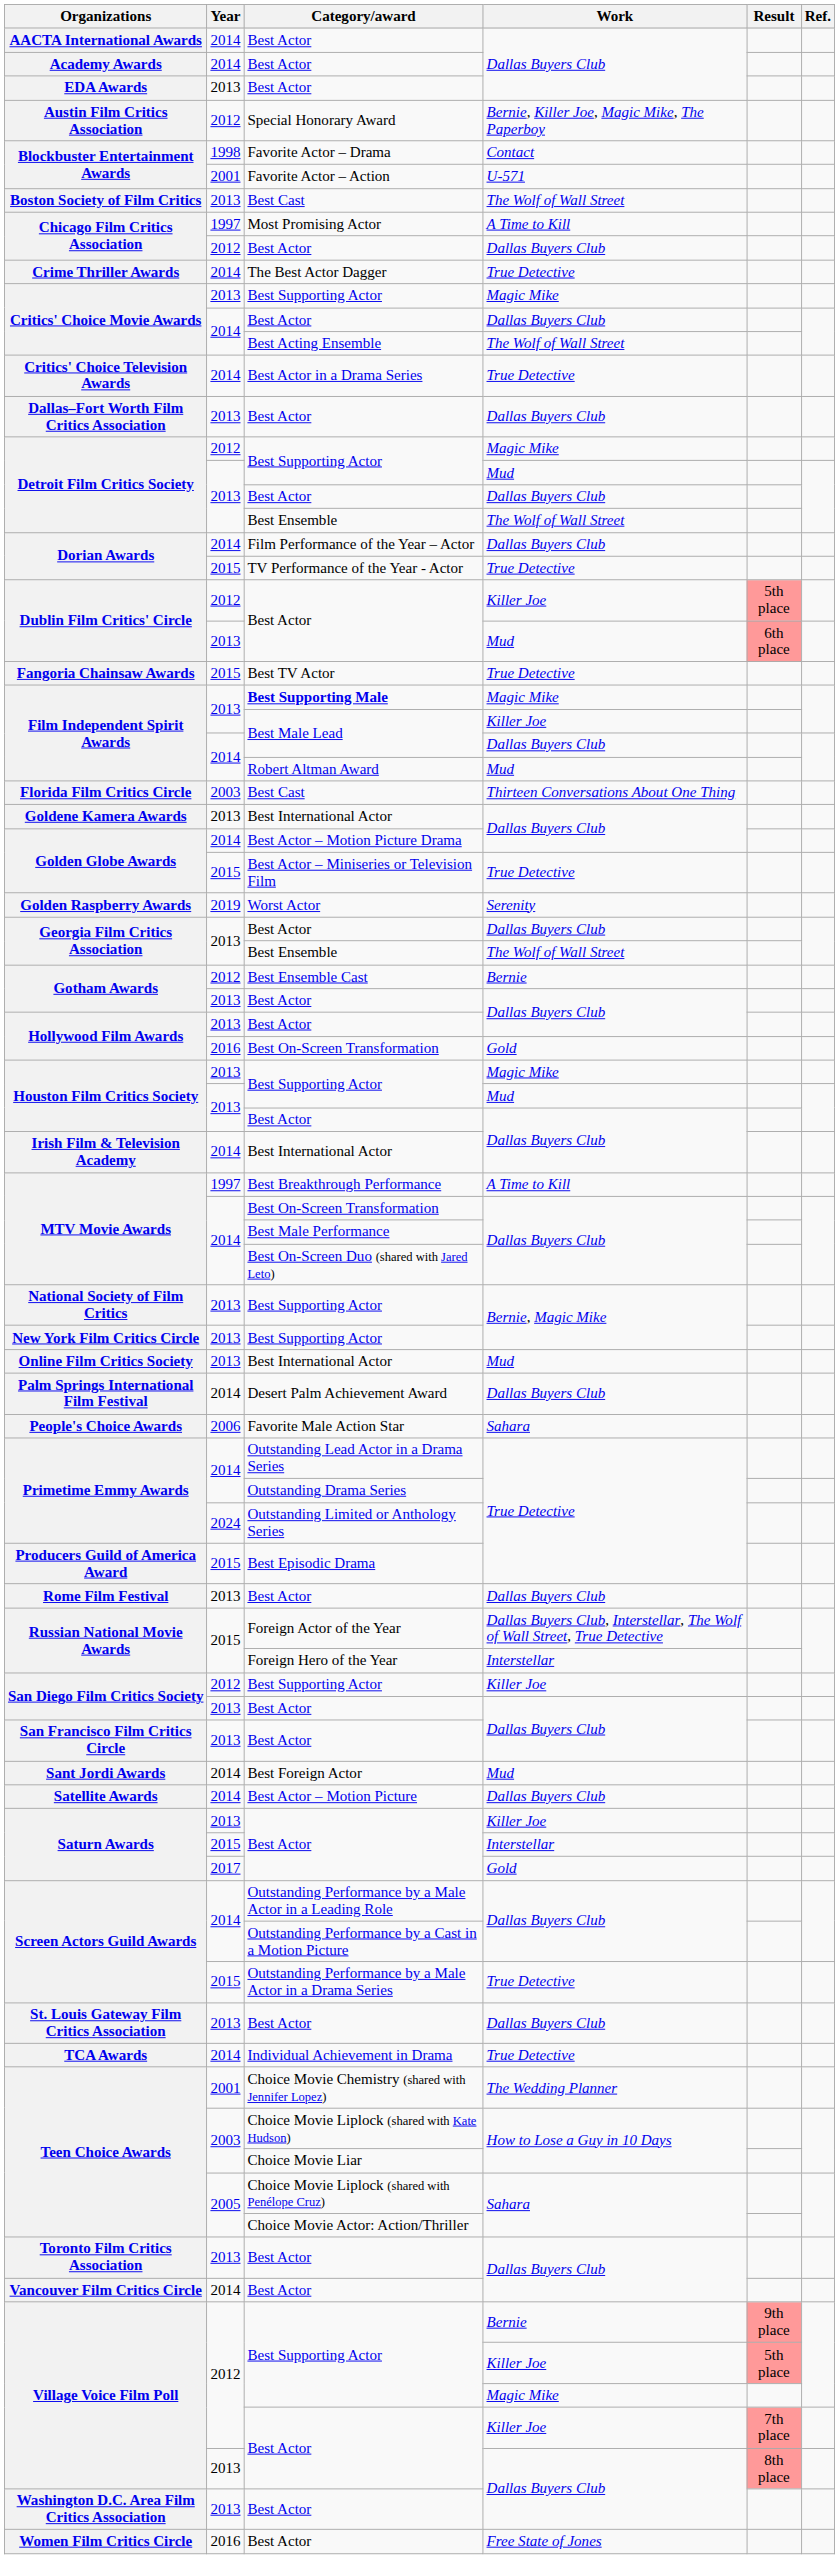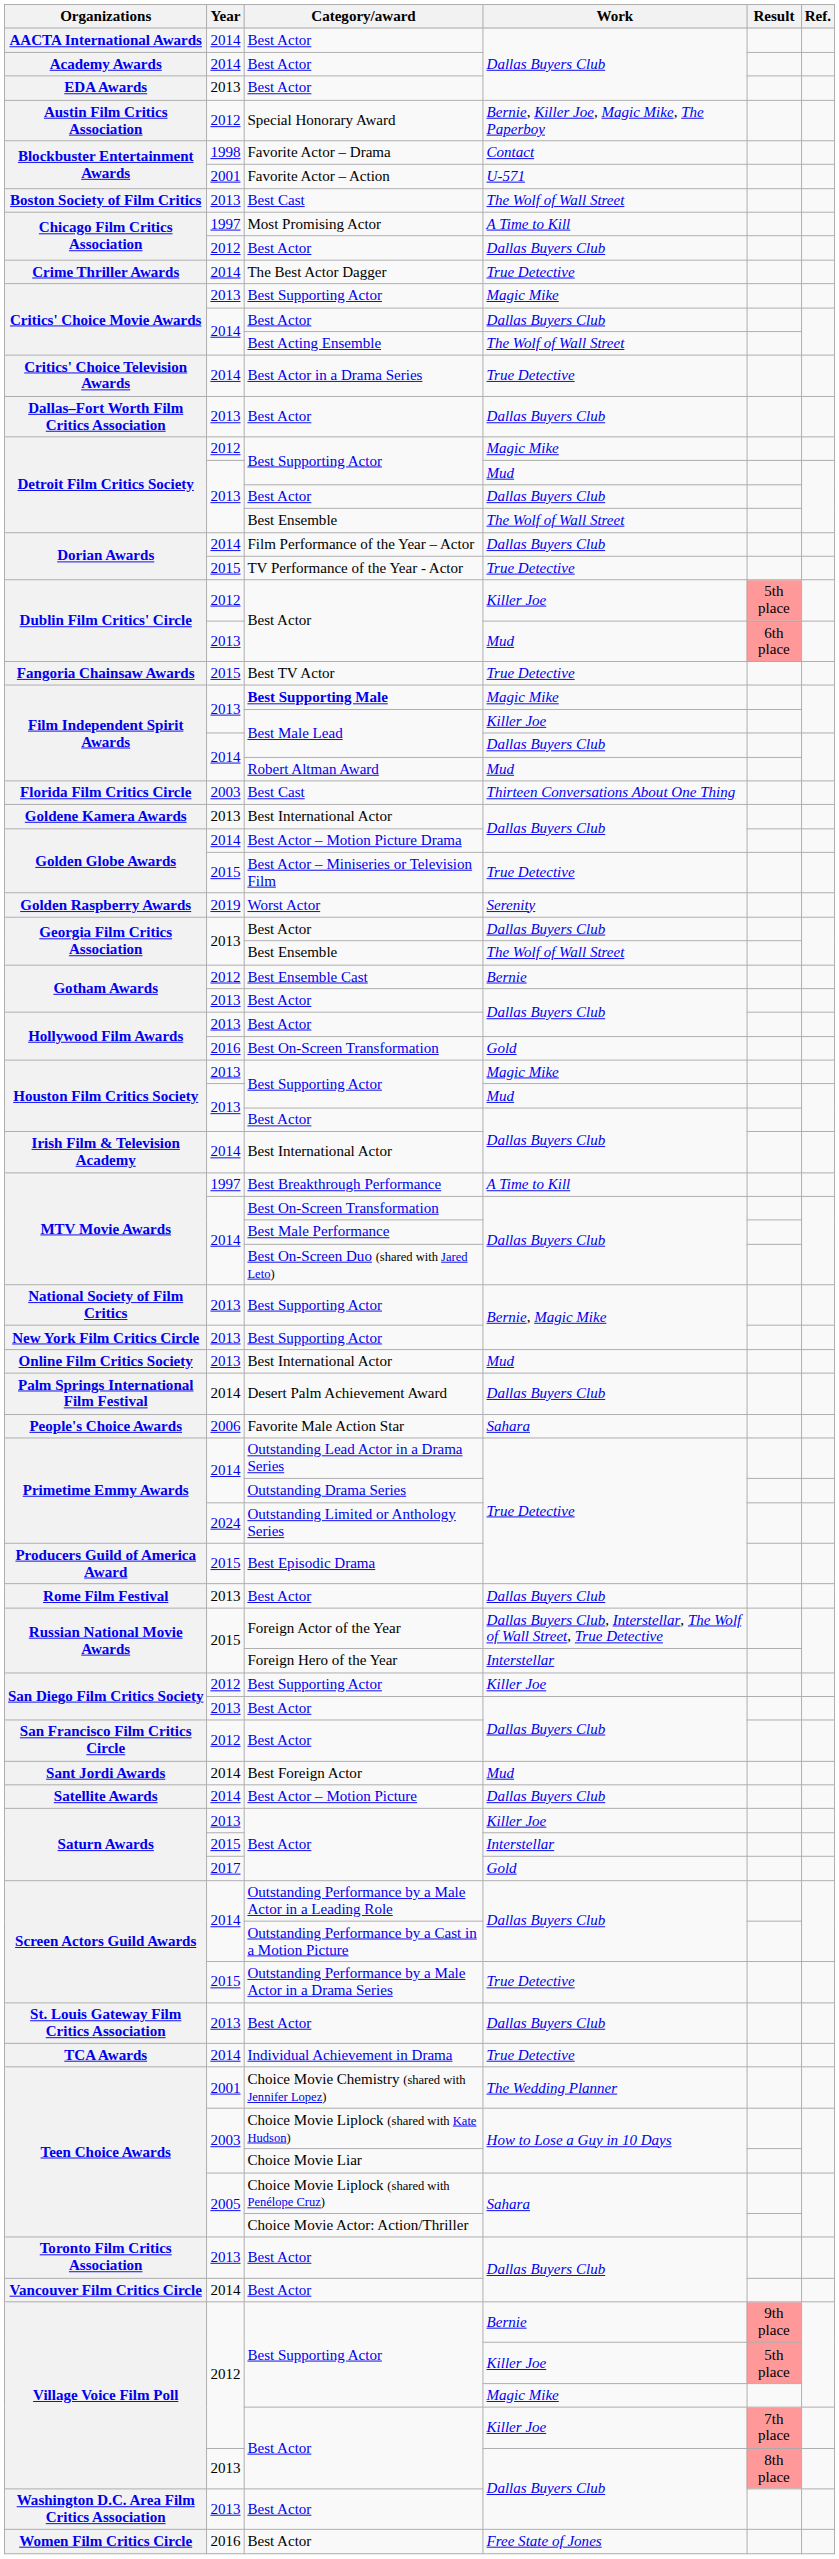(225, 1740) 2013 -> (225, 1740) 2012
